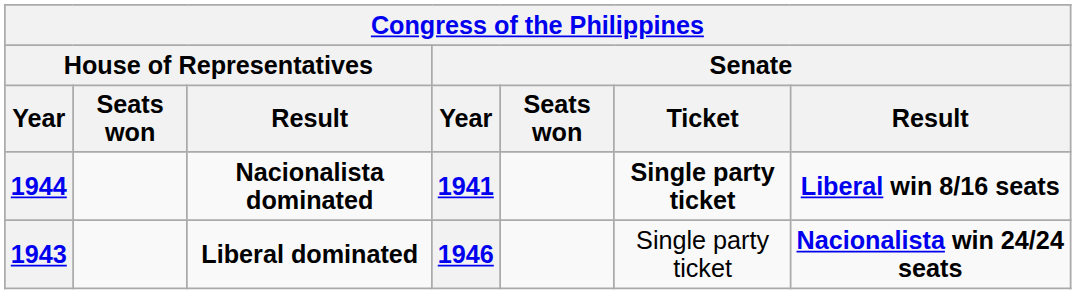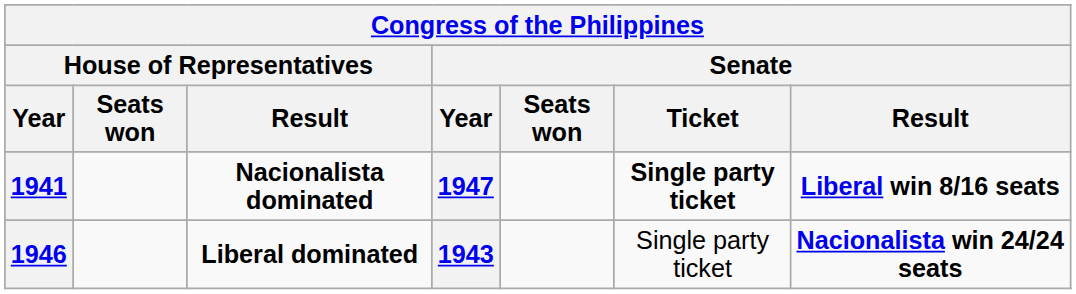(39, 187) 1944 -> (39, 187) 1941
(466, 187) 1941 -> (466, 187) 1947
(39, 254) 1943 -> (39, 254) 1946
(466, 254) 1946 -> (466, 254) 1943
